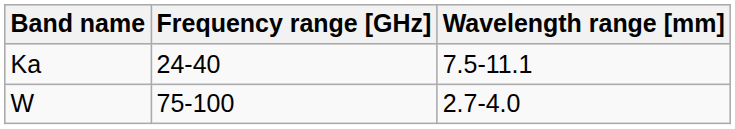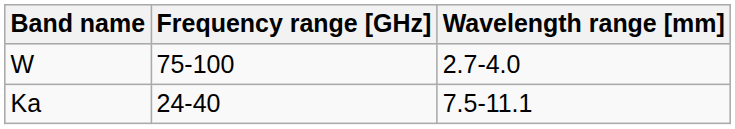rows swapped: (26, 63) <-> (22, 103)
